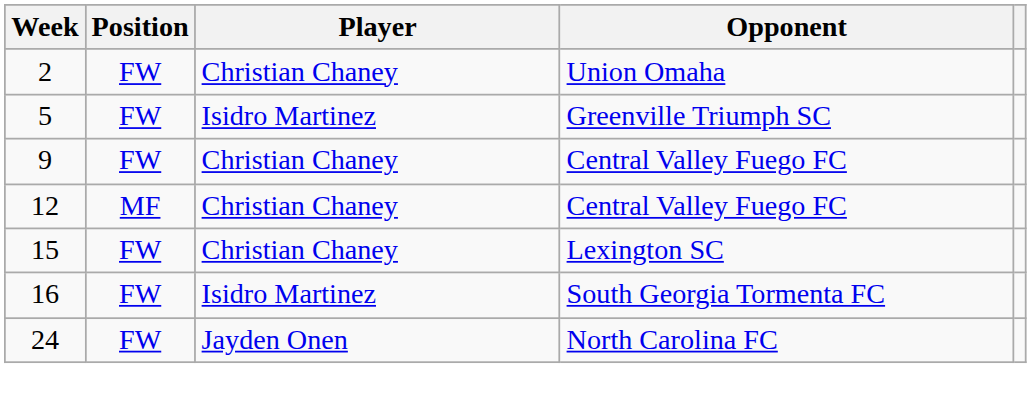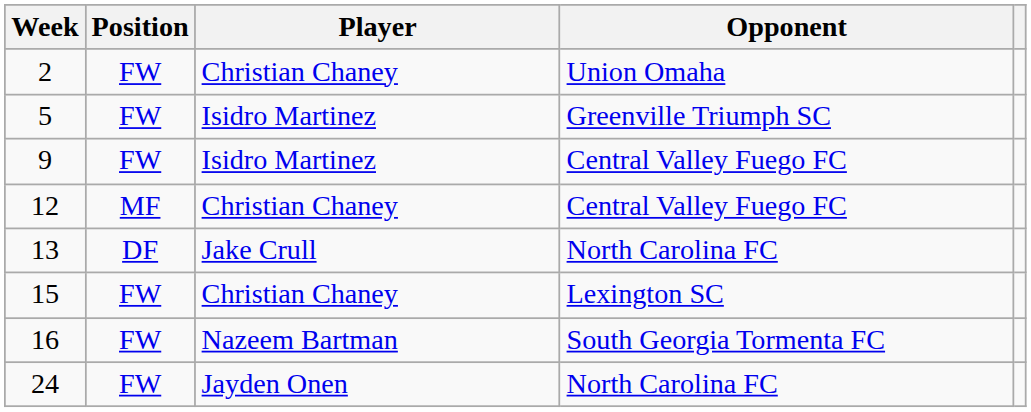(300, 160) Christian Chaney -> (289, 160) Isidro Martinez
+ row: (45, 250)
(289, 294) Isidro Martinez -> (300, 339) Nazeem Bartman
